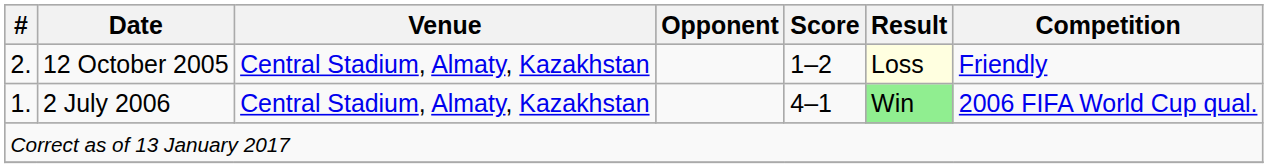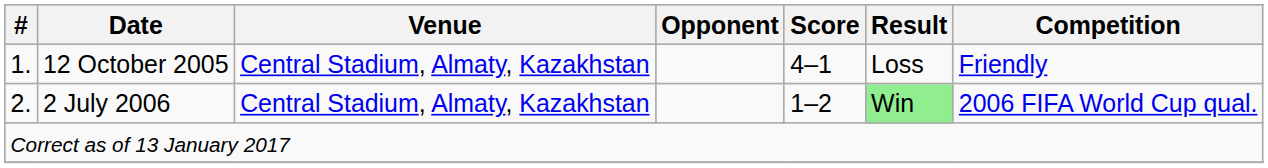(21, 64) 2. -> (21, 64) 1.
(811, 64) 1–2 -> (811, 64) 4–1
(897, 64) lightyellow background -> (897, 64) no background
(21, 104) 1. -> (21, 104) 2.
(811, 104) 4–1 -> (811, 104) 1–2
